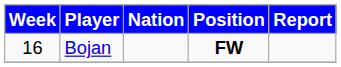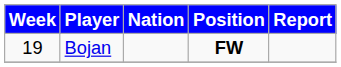(32, 48) 16 -> (32, 48) 19
